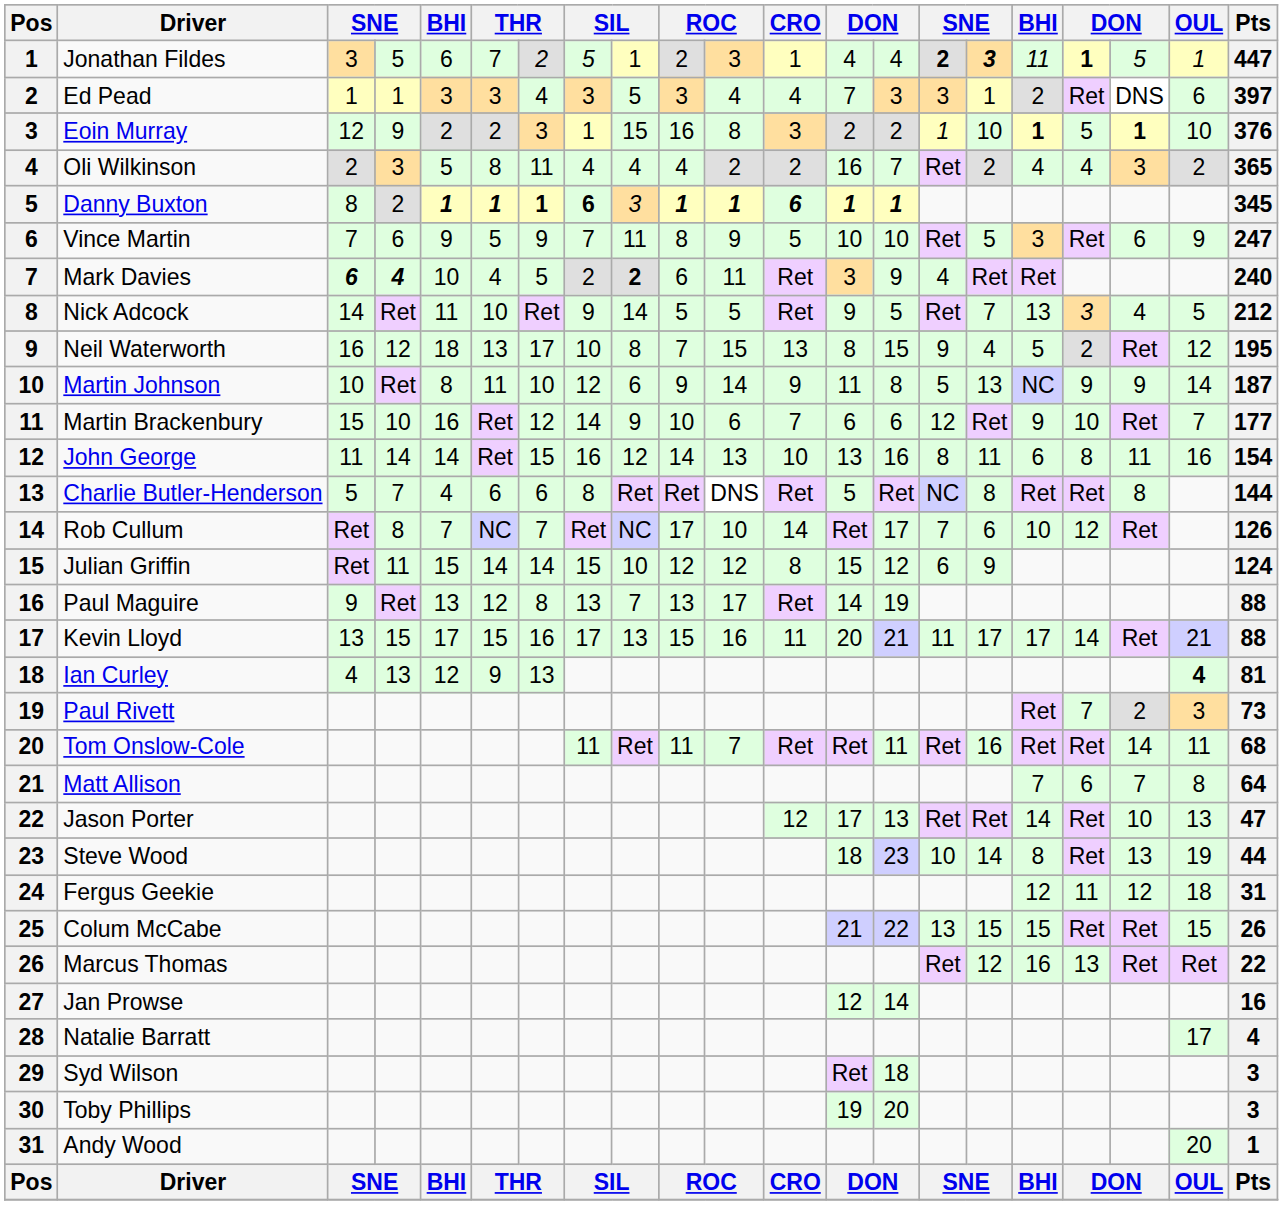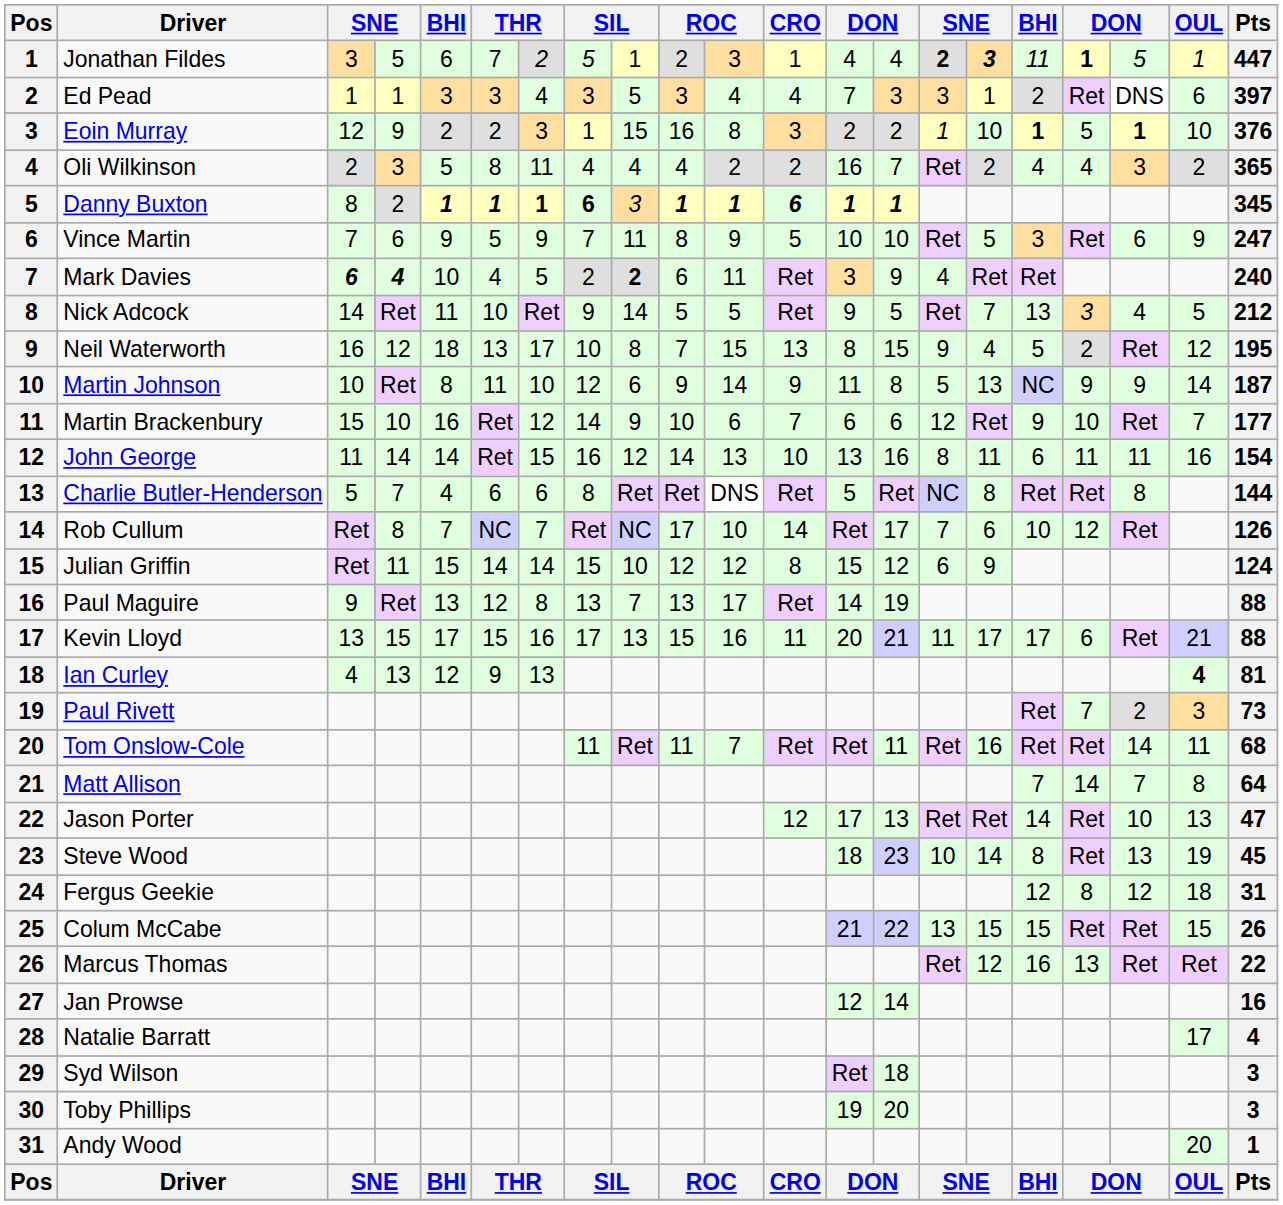(1087, 457) 8 -> (1087, 457) 11
(1087, 638) 14 -> (1087, 638) 6
(1087, 783) 6 -> (1087, 783) 14
(1253, 856) 44 -> (1253, 856) 45
(1087, 892) 11 -> (1087, 892) 8
